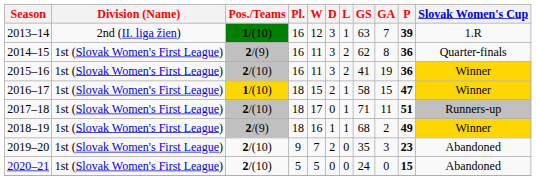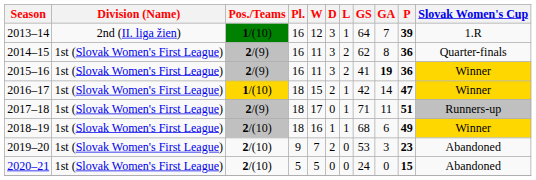(364, 33) 63 -> (364, 33) 64
(257, 71) 2/(10) -> (257, 71) 2/(9)
(386, 71) normal -> (386, 71) bold
(364, 90) 58 -> (364, 90) 42
(386, 90) 15 -> (386, 90) 14
(257, 109) 2/(10) -> (257, 109) 2/(9)
(257, 128) 2/(9) -> (257, 128) 2/(10)
(386, 128) 2 -> (386, 128) 6
(364, 147) 35 -> (364, 147) 53
